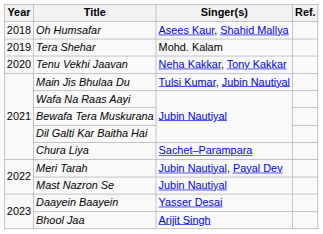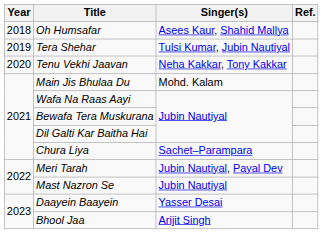(191, 47) Mohd. Kalam -> (224, 47) Tulsi Kumar, Jubin Nautiyal
(224, 82) Tulsi Kumar, Jubin Nautiyal -> (191, 82) Mohd. Kalam
